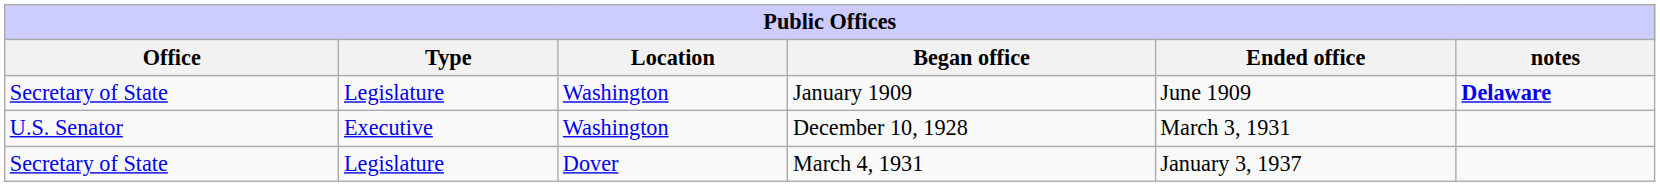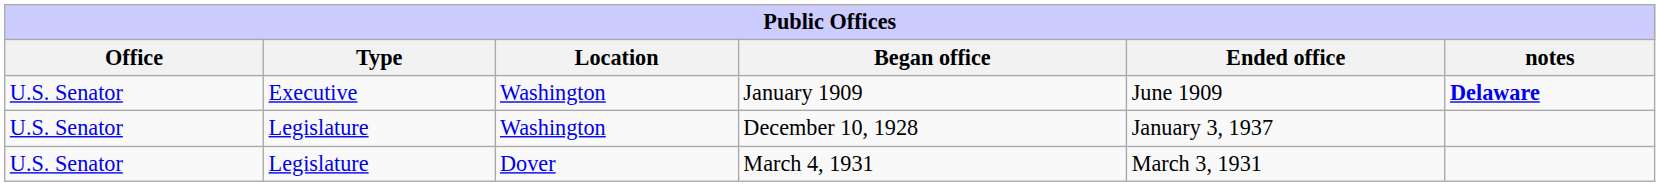(89, 92) Secretary of State -> (66, 92) U.S. Senator
(394, 92) Legislature -> (313, 92) Executive
(388, 127) Executive -> (319, 127) Legislature
(1225, 127) March 3, 1931 -> (1202, 127) January 3, 1937
(89, 163) Secretary of State -> (66, 163) U.S. Senator
(1231, 163) January 3, 1937 -> (1197, 163) March 3, 1931
